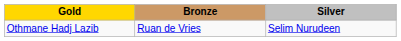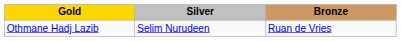columns swapped: (331, 12) <-> (200, 12)
